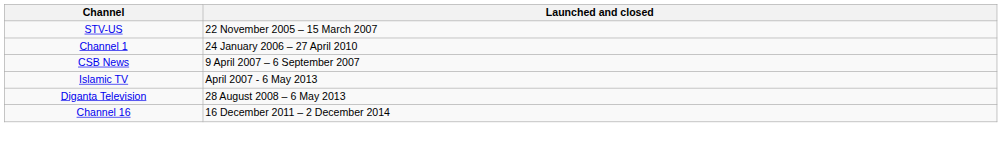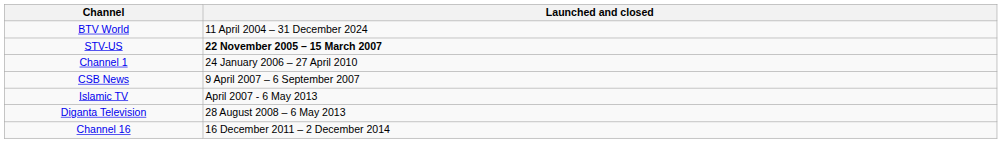+ row: (104, 29)
(291, 29) normal -> (294, 46) bold
